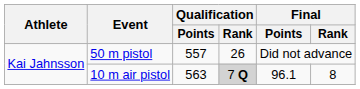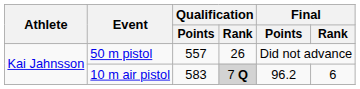(196, 75) 563 -> (196, 75) 583
(284, 75) 96.1 -> (284, 75) 96.2
(333, 75) 8 -> (333, 75) 6
